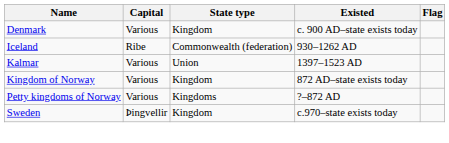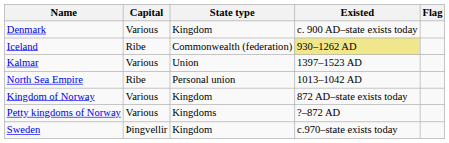(327, 46) no background -> (327, 46) khaki background
+ row: (45, 79)
